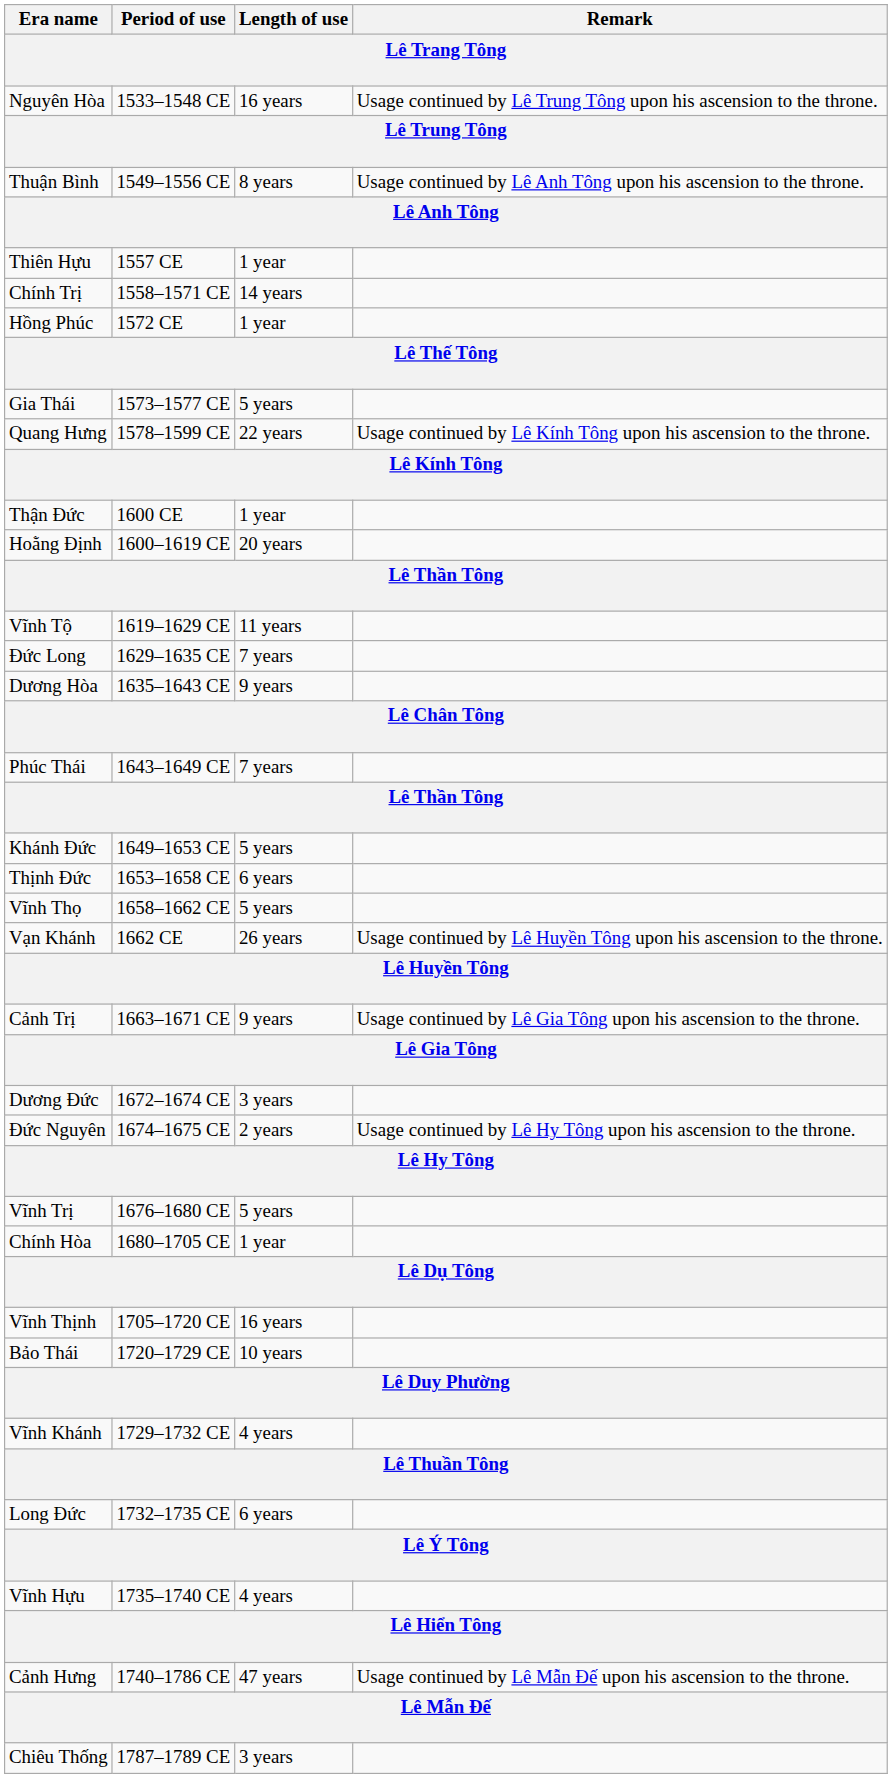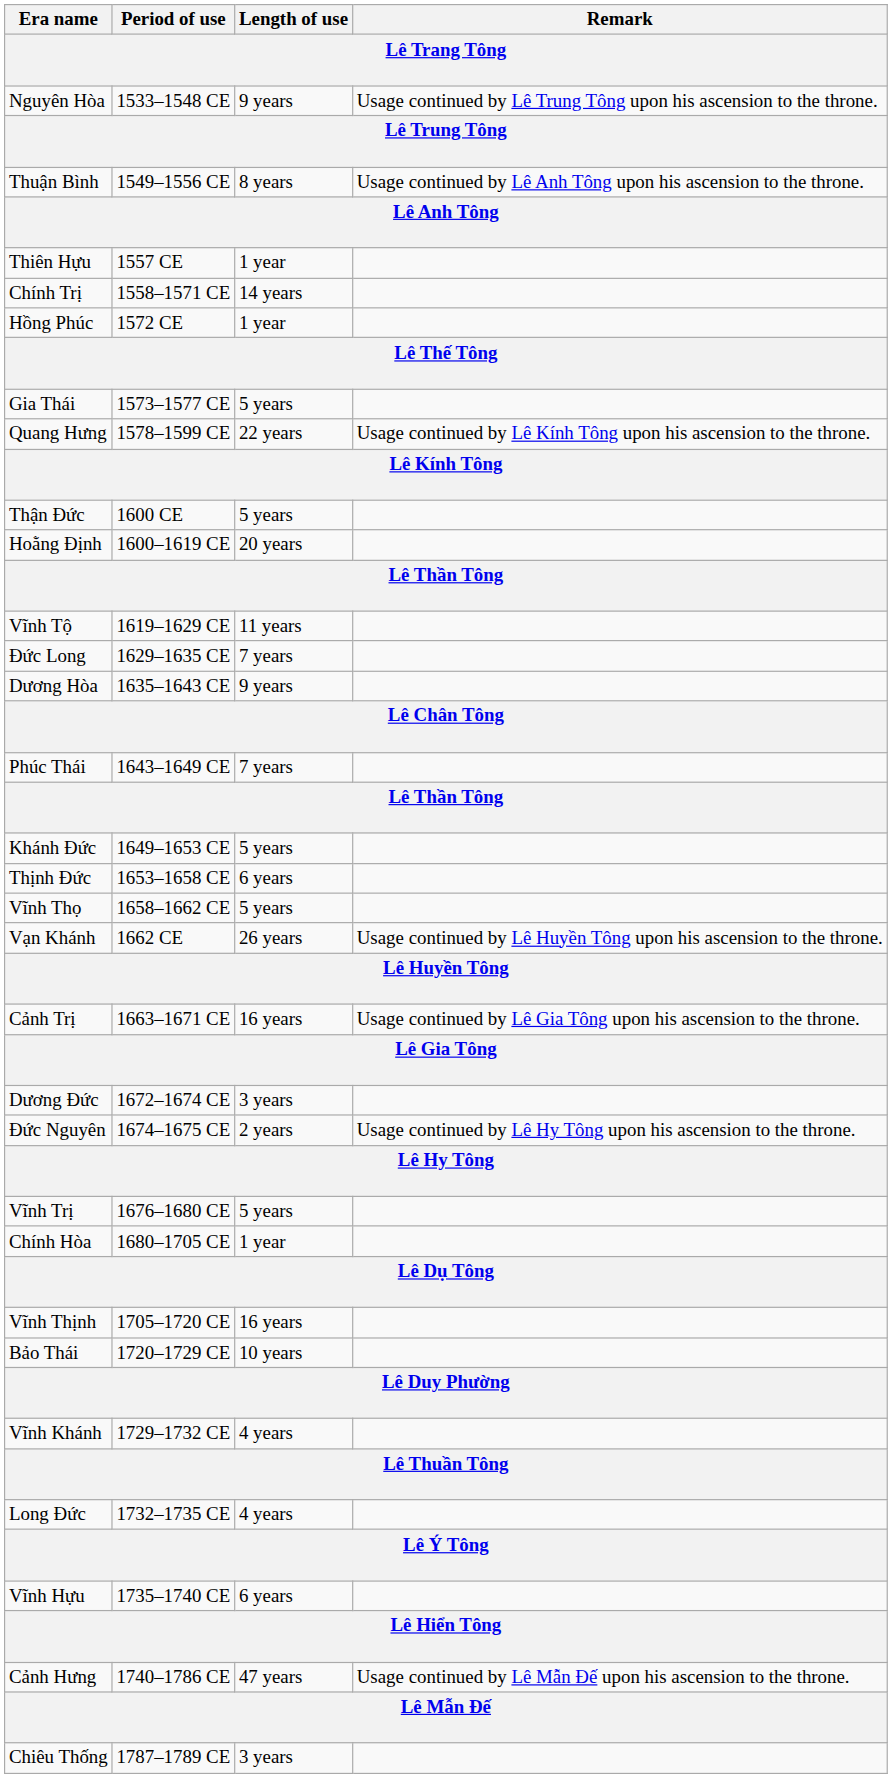(271, 100) 16 years -> (266, 100) 9 years
(262, 514) 1 year -> (266, 514) 5 years
(266, 1019) 9 years -> (271, 1019) 16 years
(266, 1514) 6 years -> (266, 1514) 4 years
(266, 1595) 4 years -> (266, 1595) 6 years
